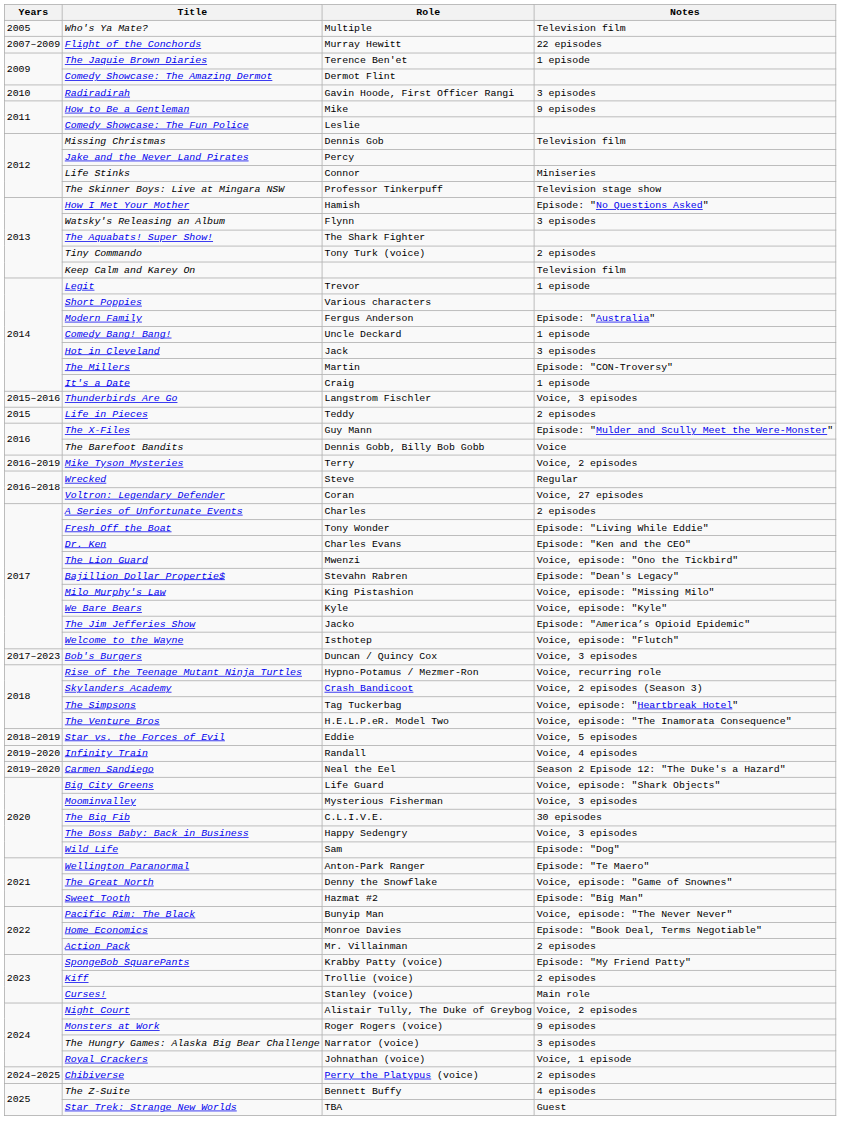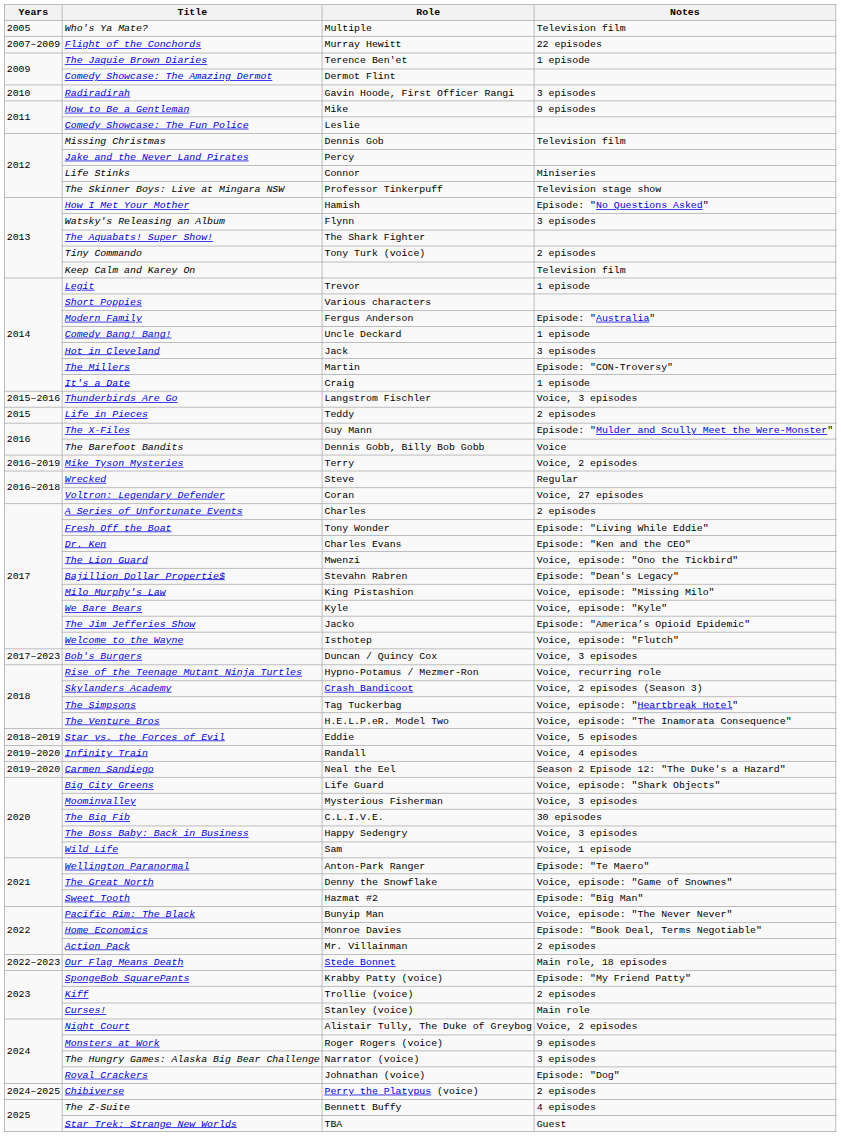(578, 850) Episode: "Dog" -> (584, 850) Voice, 1 episode
+ row: (124, 962)
(584, 1059) Voice, 1 episode -> (578, 1075) Episode: "Dog"
